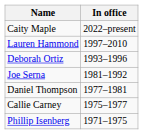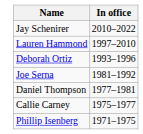- row: (32, 28)
+ row: (42, 28)
